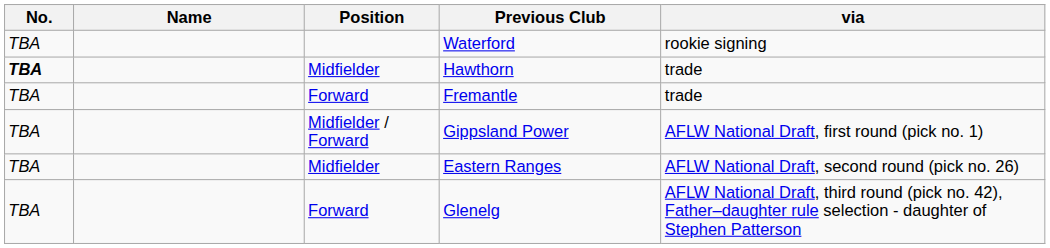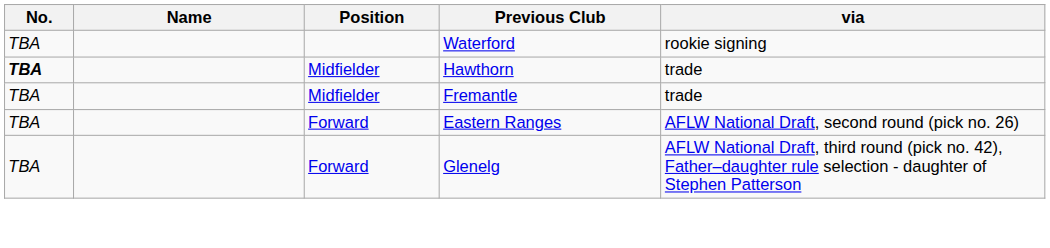(338, 95) Forward -> (344, 95) Midfielder
- row: (506, 131)
(344, 166) Midfielder -> (338, 122) Forward
